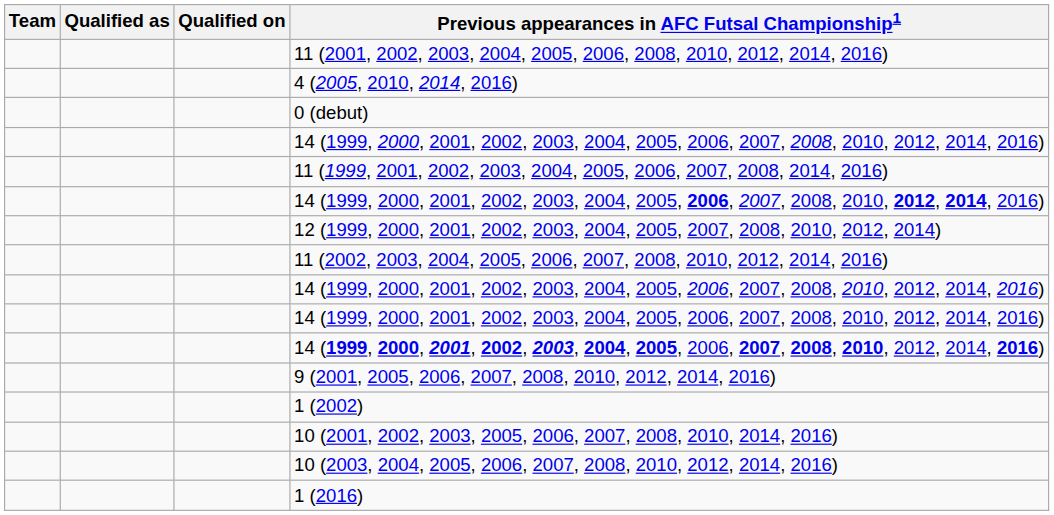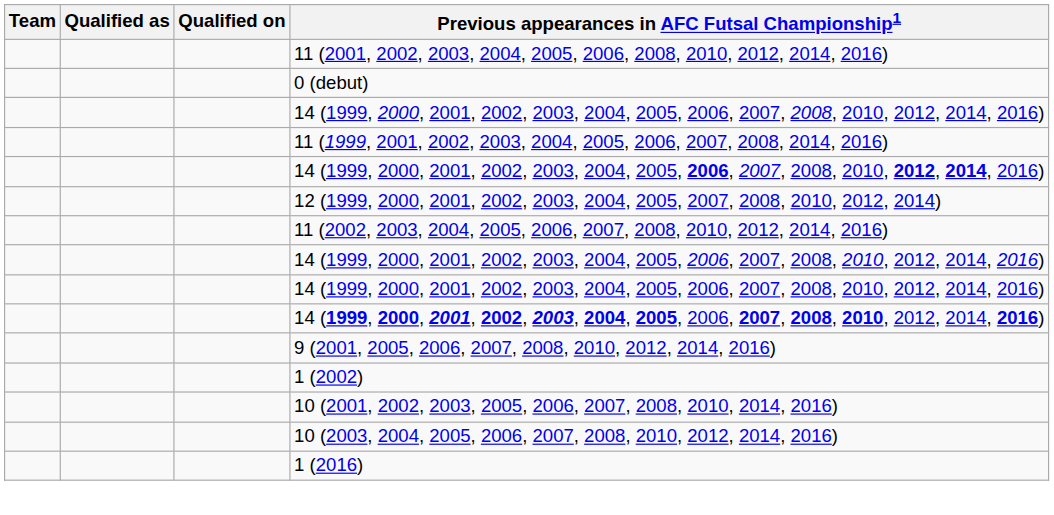- row: (32, 83)
